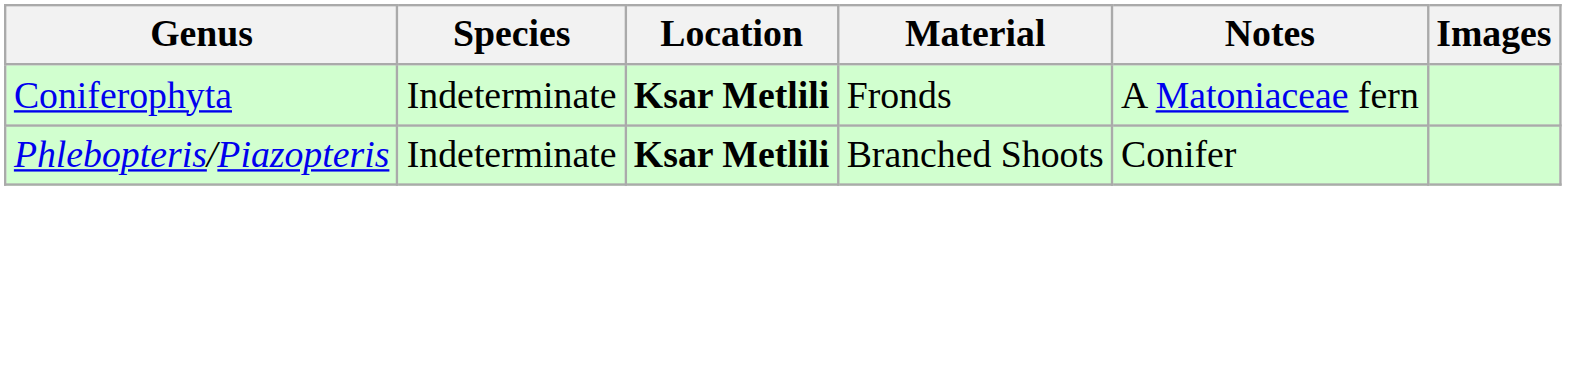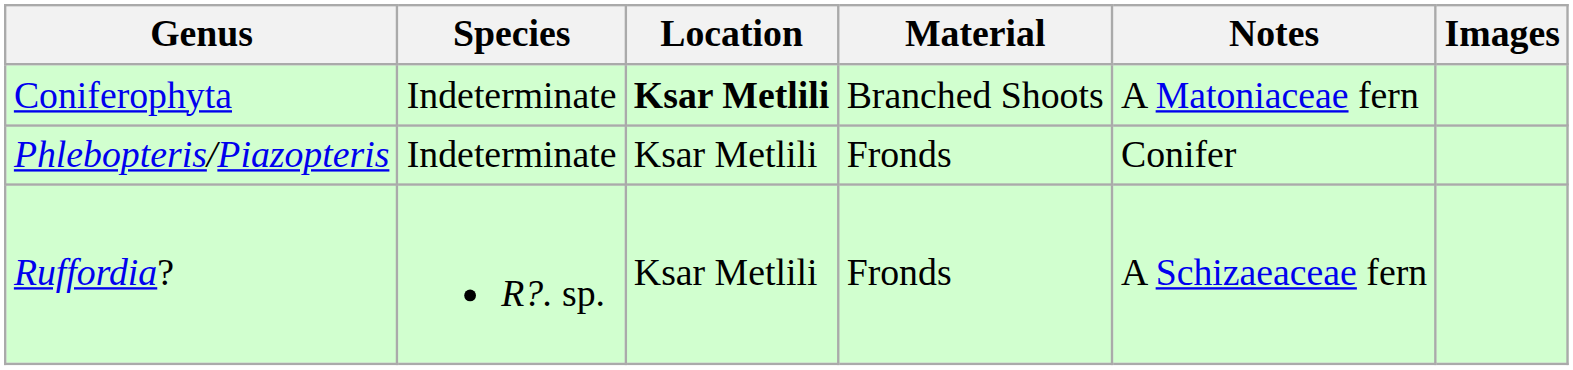(899, 94) Fronds -> (975, 94) Branched Shoots
(732, 154) bold -> (726, 154) normal
(975, 154) Branched Shoots -> (899, 154) Fronds
+ row: (94, 273)
